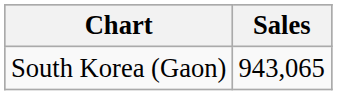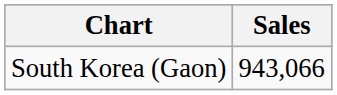(282, 67) 943,065 -> (282, 67) 943,066
